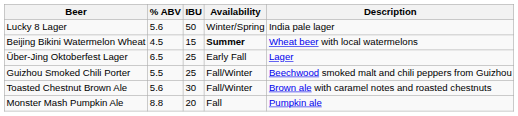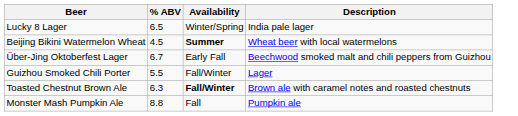- column: (194, 12)
(157, 27) 5.6 -> (157, 27) 6.5
(157, 57) 6.5 -> (157, 57) 6.7
(281, 57) Lager -> (369, 57) Beechwood smoked malt and chili peppers from Guizhou
(390, 73) Beechwood smoked malt and chili peppers from Guizhou -> (260, 73) Lager
(157, 88) 5.6 -> (157, 88) 6.3
(229, 88) normal -> (210, 88) bold
